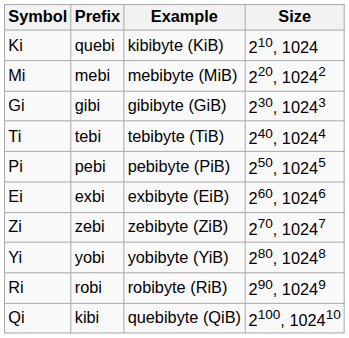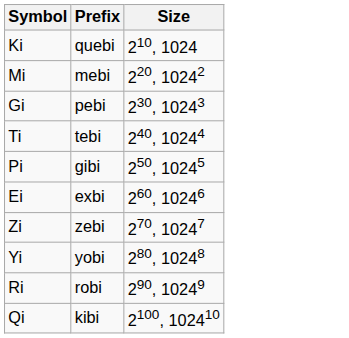- column: (184, 17)
(87, 106) gibi -> (90, 106) pebi
(90, 166) pebi -> (87, 166) gibi
